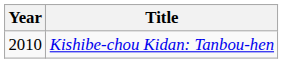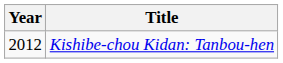(25, 44) 2010 -> (25, 44) 2012
